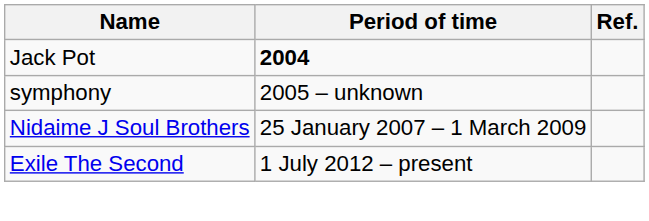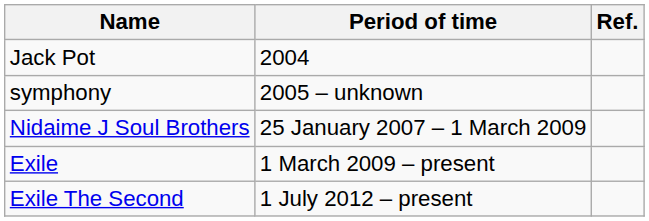(285, 57) bold -> (285, 57) normal
+ row: (34, 163)
